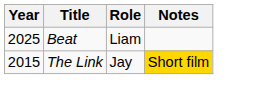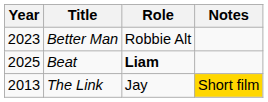+ row: (83, 39)
(125, 39) normal -> (142, 62) bold
(24, 62) 2015 -> (24, 85) 2013
